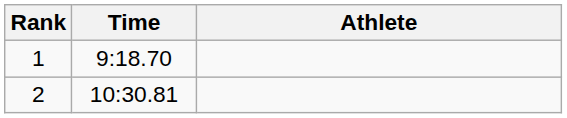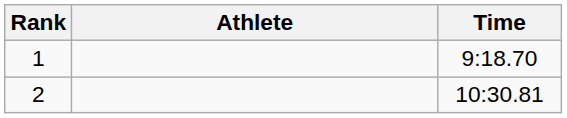columns swapped: (379, 22) <-> (134, 22)
